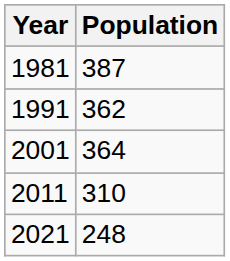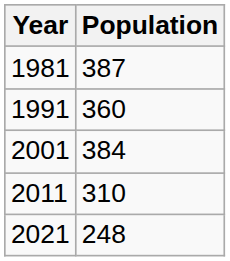(104, 109) 362 -> (104, 109) 360
(104, 151) 364 -> (104, 151) 384
